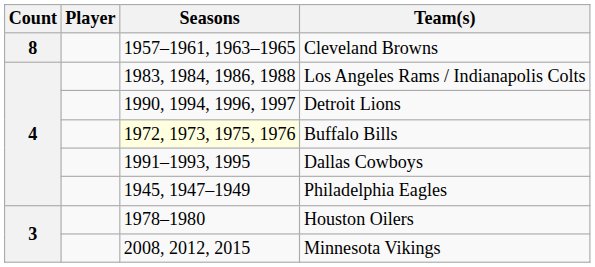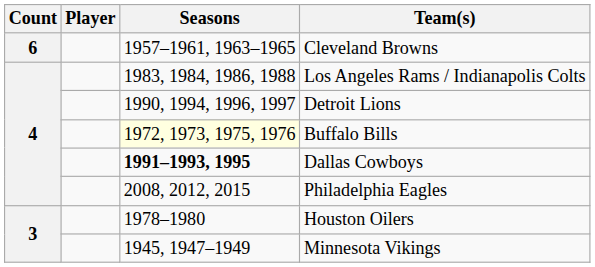(33, 47) 8 -> (33, 47) 6
(187, 162) normal -> (187, 162) bold
(187, 190) 1945, 1947–1949 -> (187, 190) 2008, 2012, 2015
(187, 248) 2008, 2012, 2015 -> (187, 248) 1945, 1947–1949
